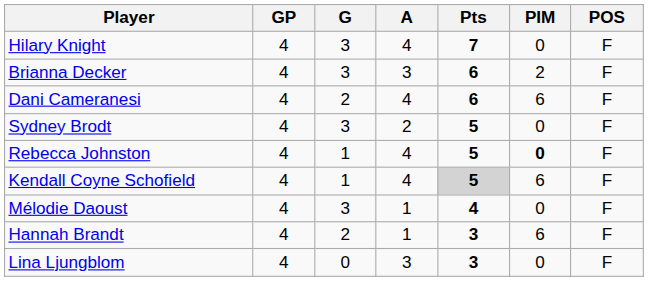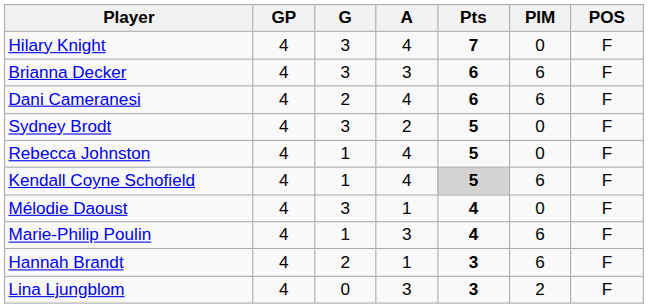(540, 72) 2 -> (540, 72) 6
(540, 153) bold -> (540, 153) normal
+ row: (80, 235)
(540, 262) 0 -> (540, 289) 2
